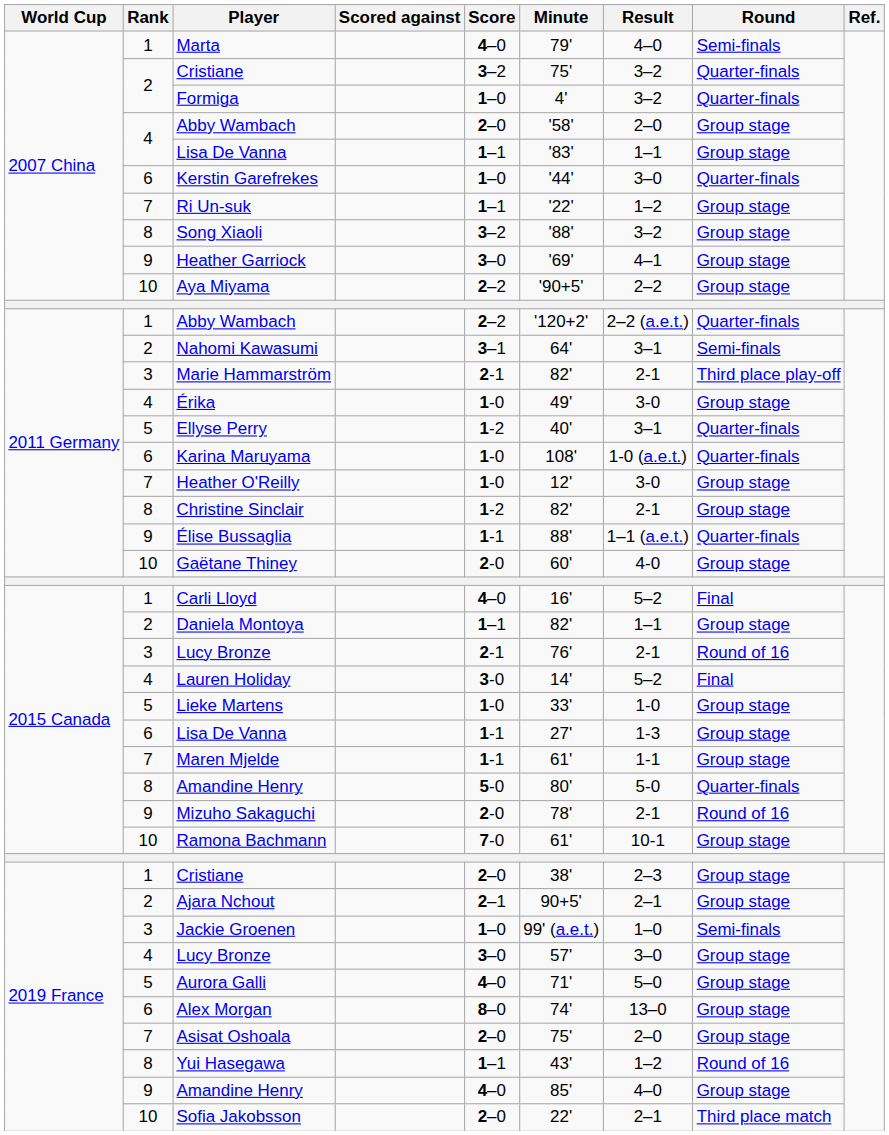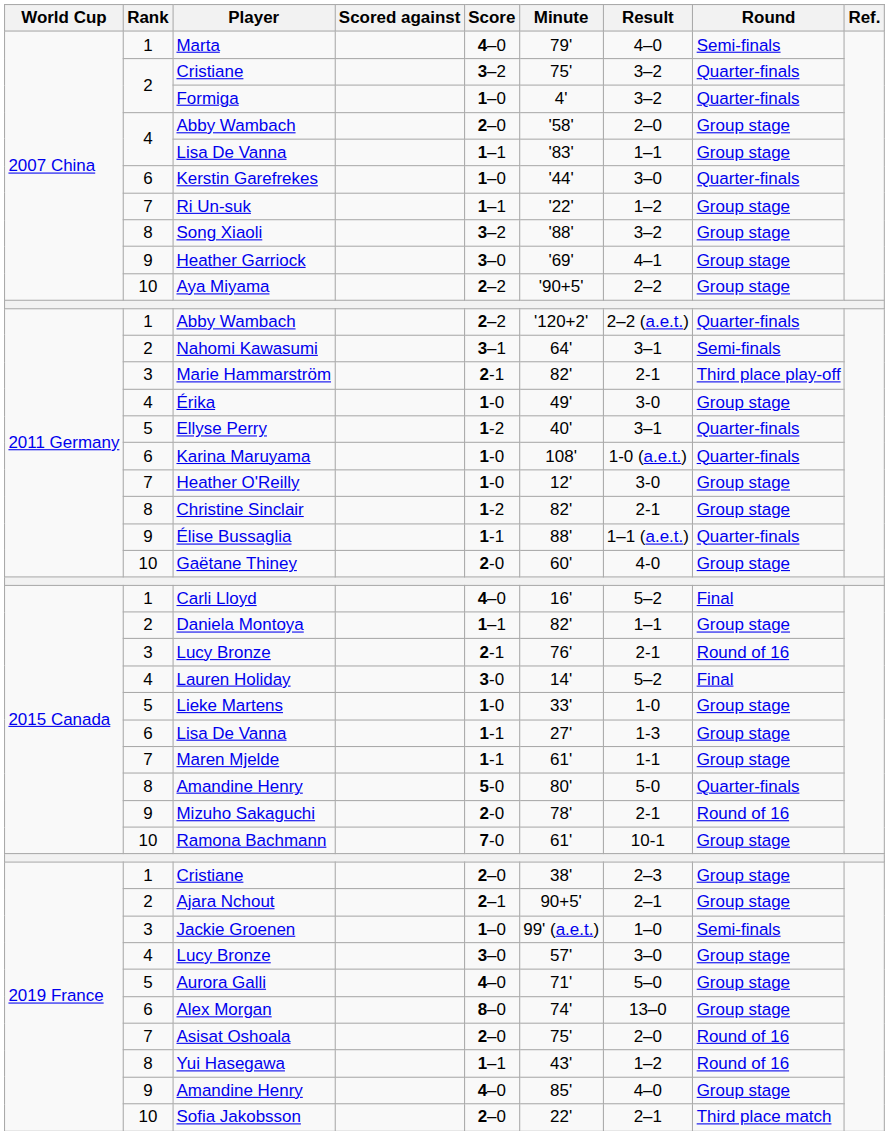(743, 1036) Group stage -> (743, 1036) Round of 16
